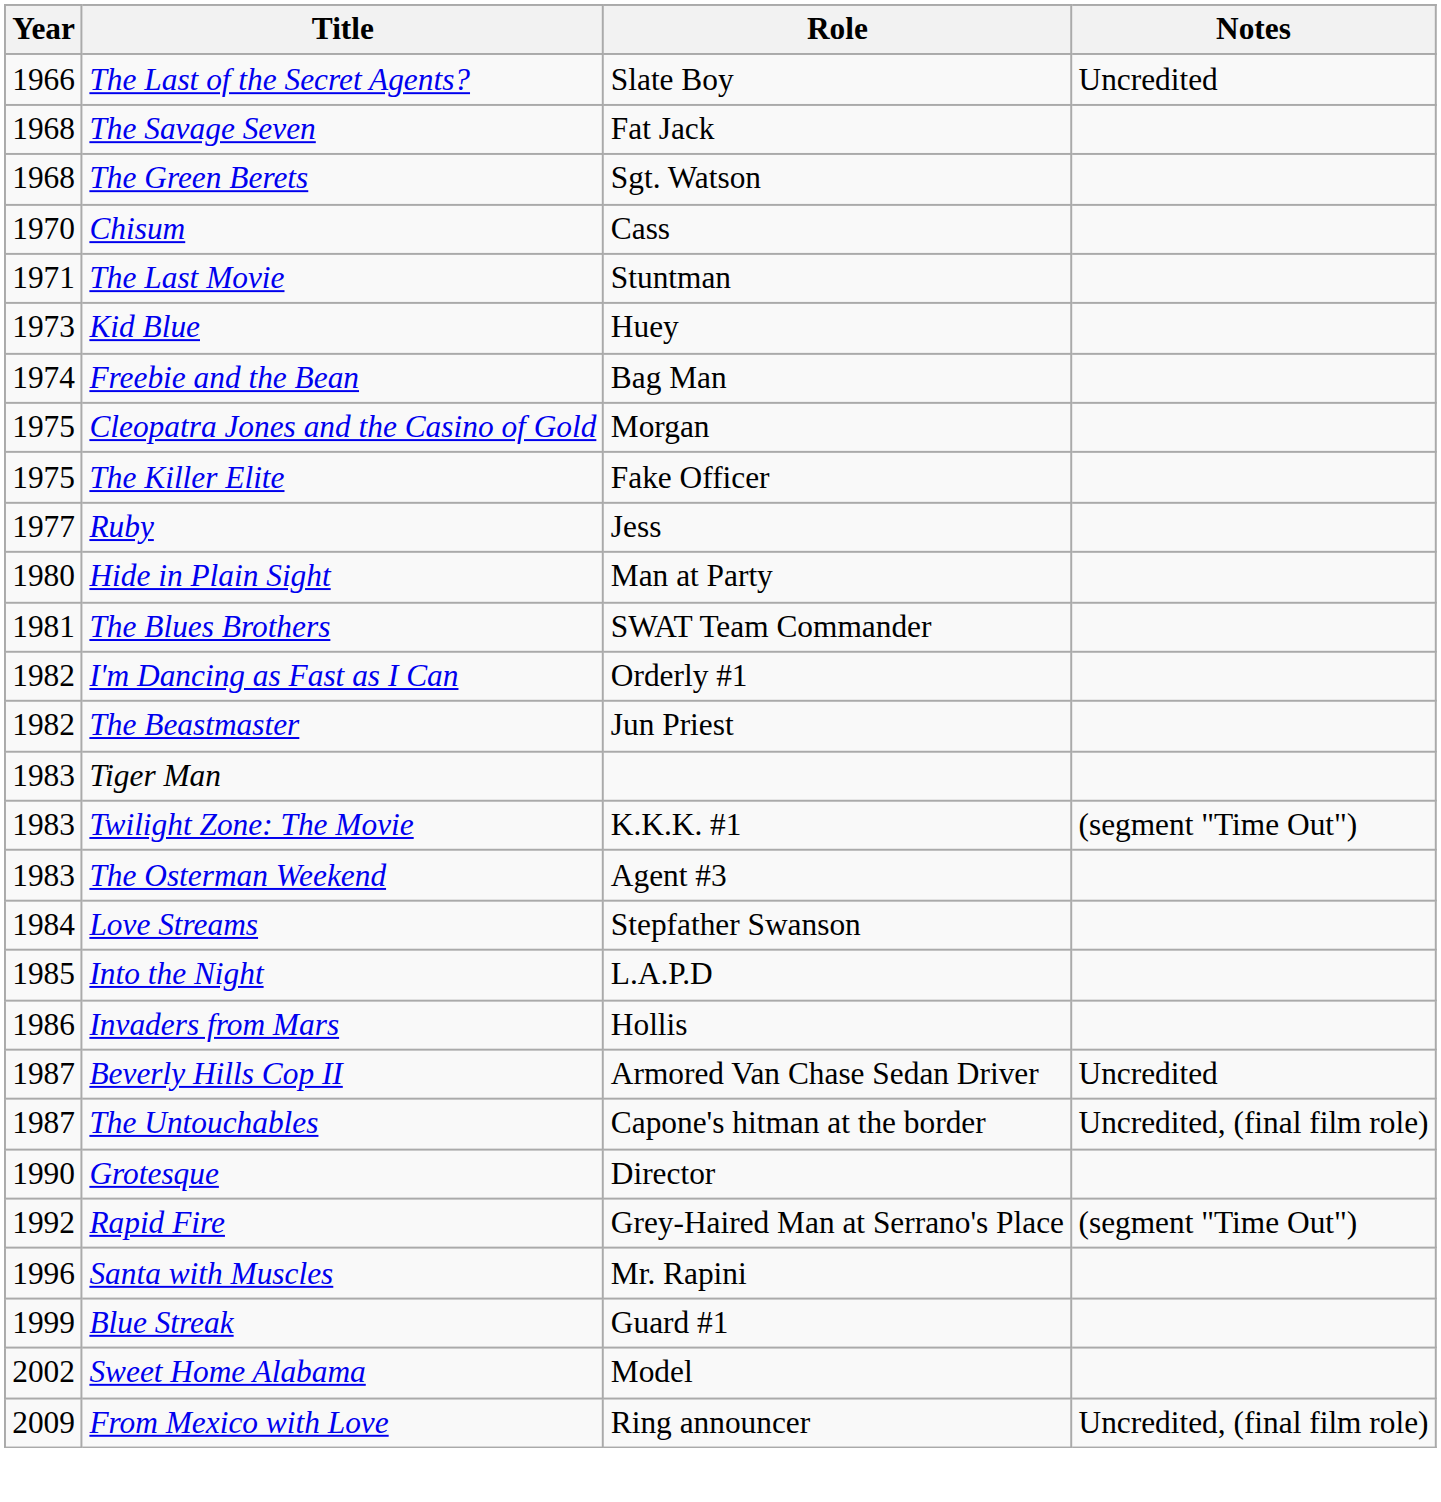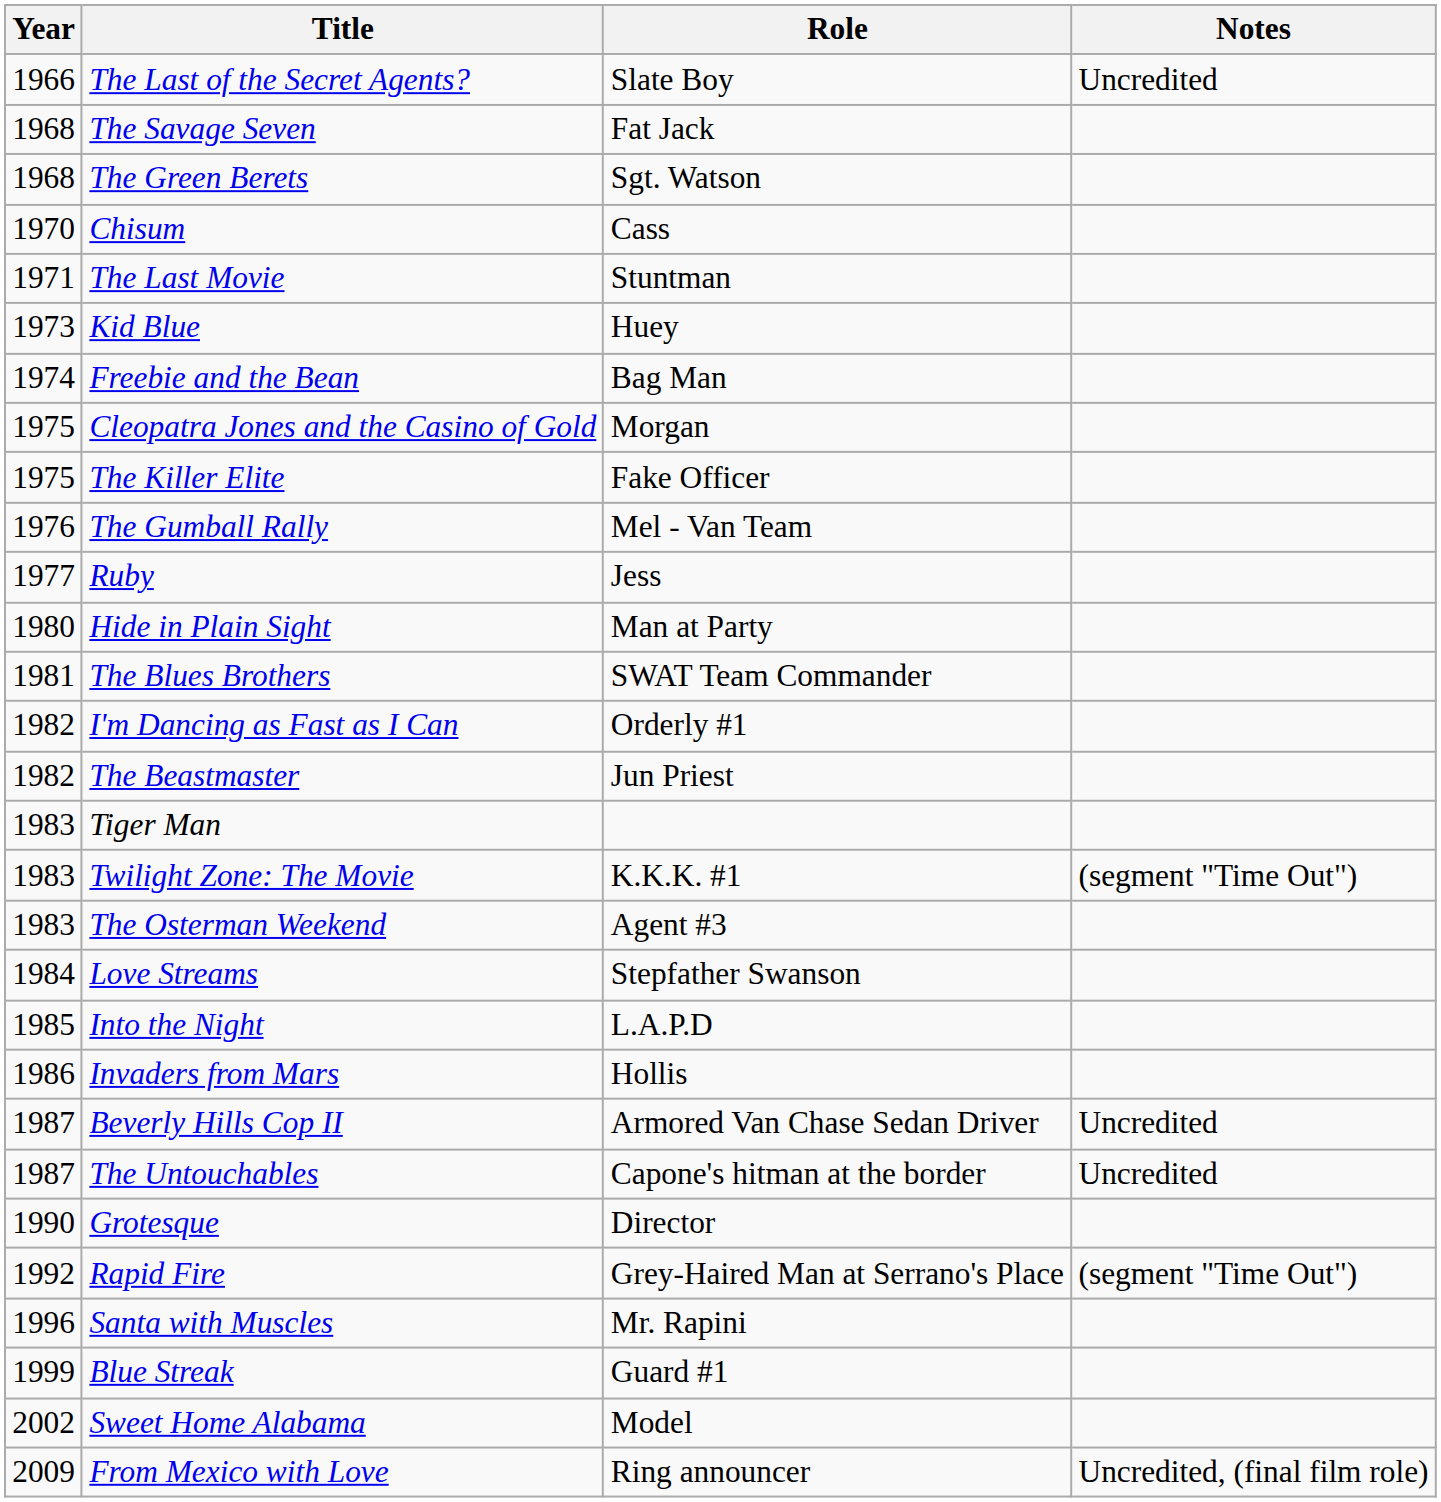+ row: (209, 526)
(1254, 1123) Uncredited, (final film role) -> (1148, 1173) Uncredited
